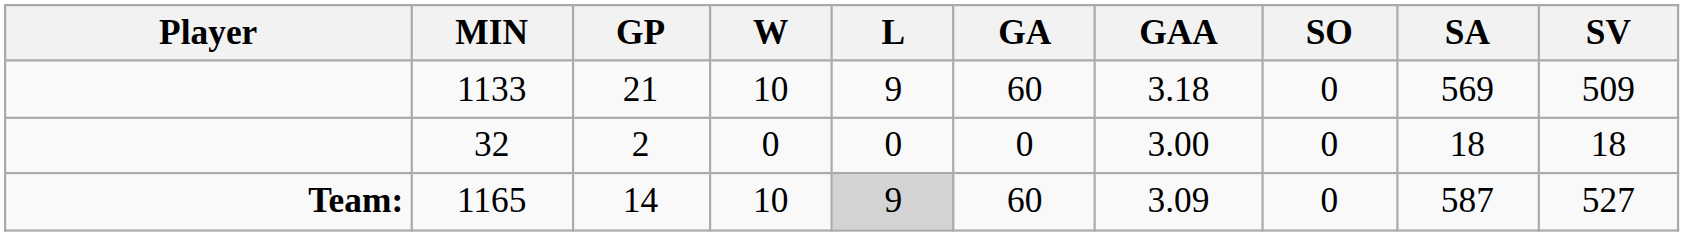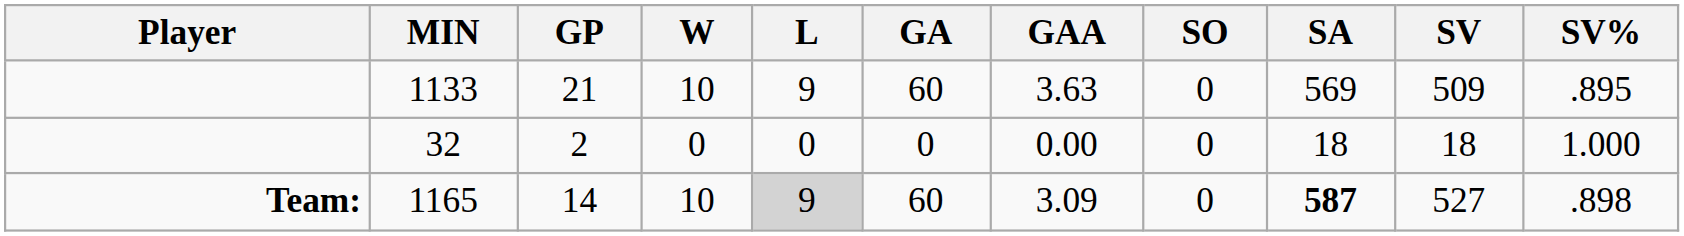+ column: (1601, 32)
(1178, 88) 3.18 -> (1067, 88) 3.63
(1178, 144) 3.00 -> (1067, 144) 0.00
(1467, 200) normal -> (1330, 200) bold
